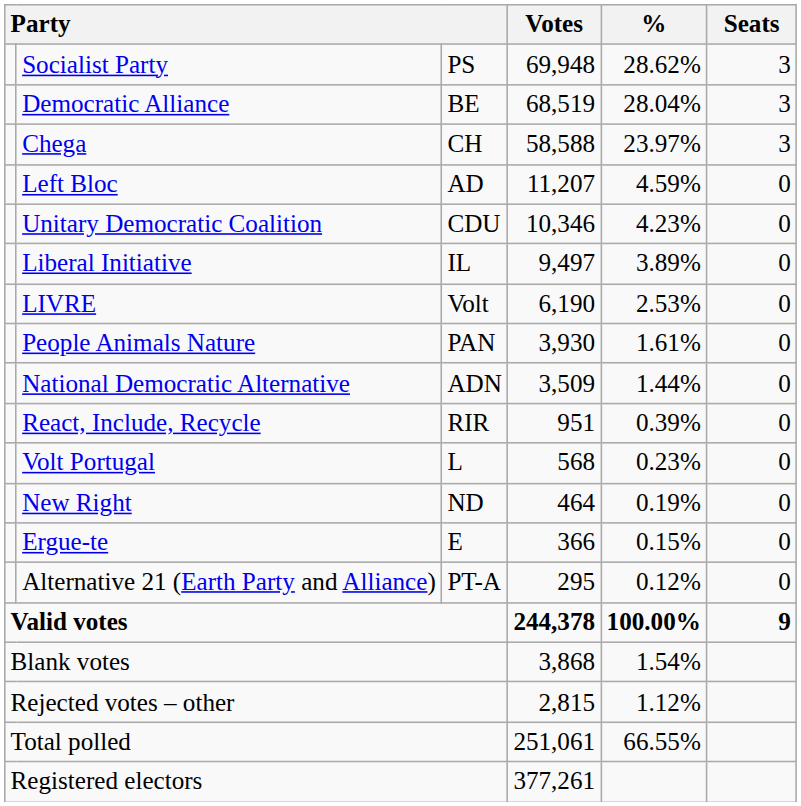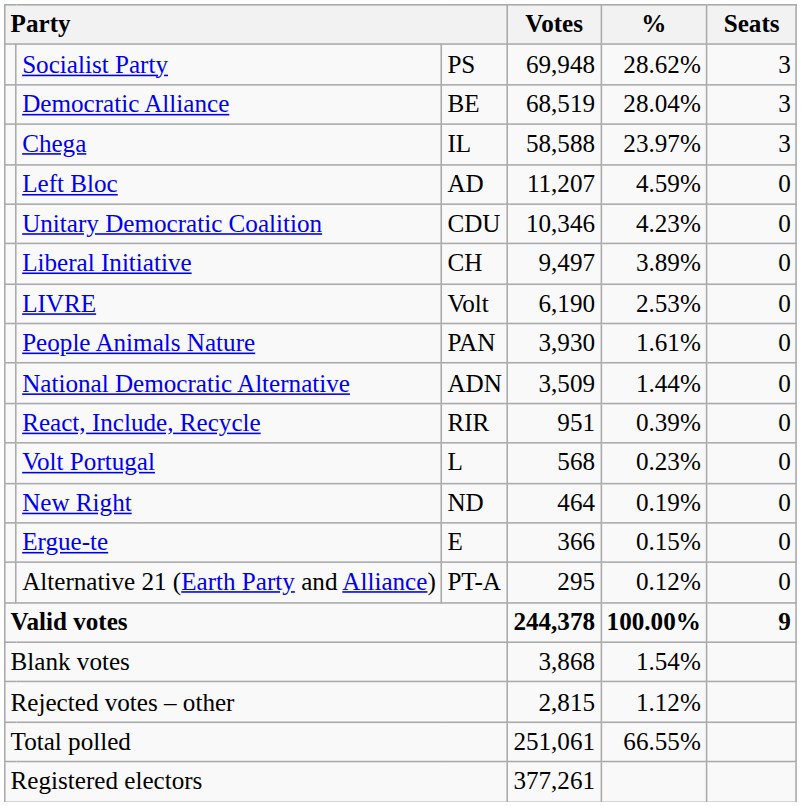(465, 143) CH -> (459, 143) IL
(459, 263) IL -> (465, 263) CH
